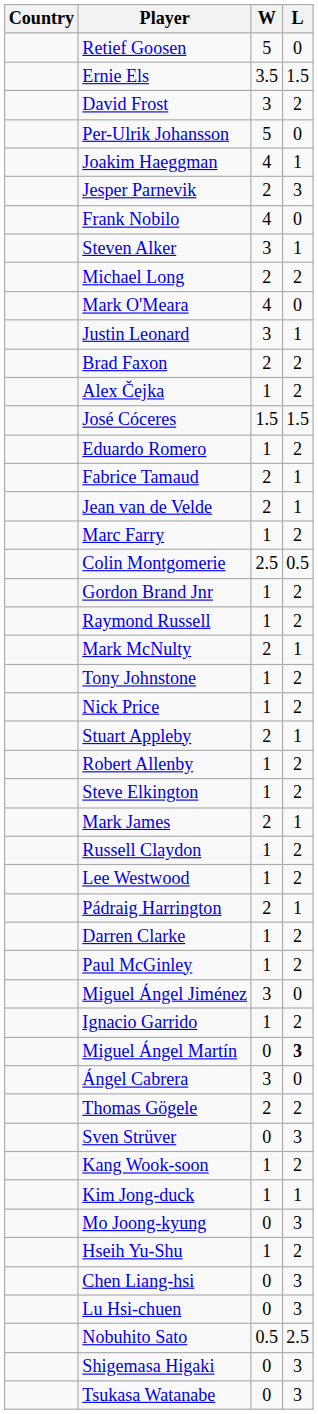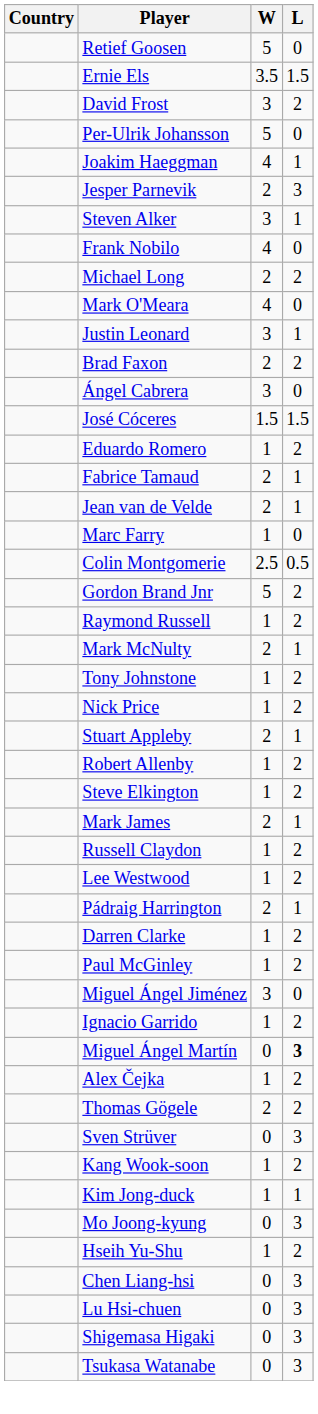rows swapped: (131, 219) <-> (129, 248)
rows swapped: (135, 1079) <-> (123, 391)
(298, 534) 2 -> (298, 534) 0
(267, 592) 1 -> (267, 592) 5
- row: (135, 1337)
